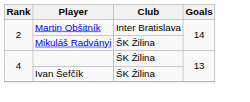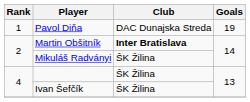+ row: (18, 27)
(148, 27) normal -> (151, 43) bold
